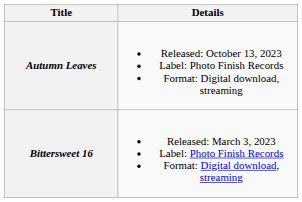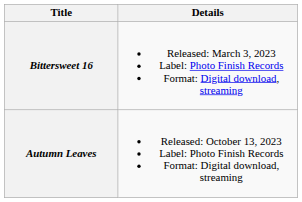rows swapped: (61, 153) <-> (61, 65)
